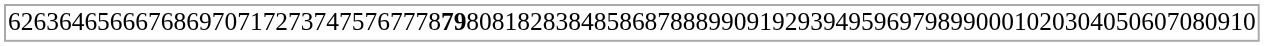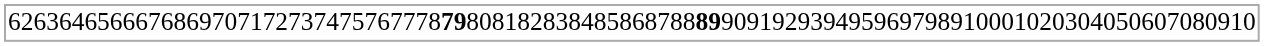(708, 22) normal -> (708, 22) bold
(963, 22) 99 -> (963, 22) 91
